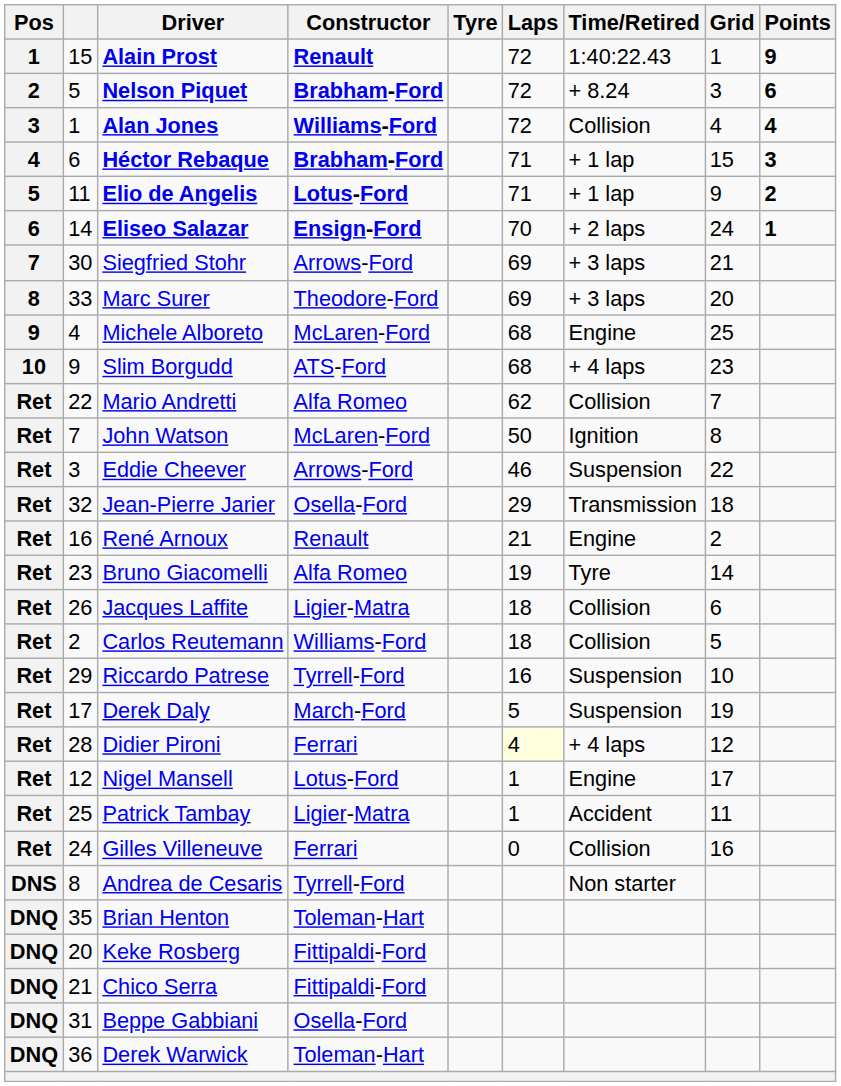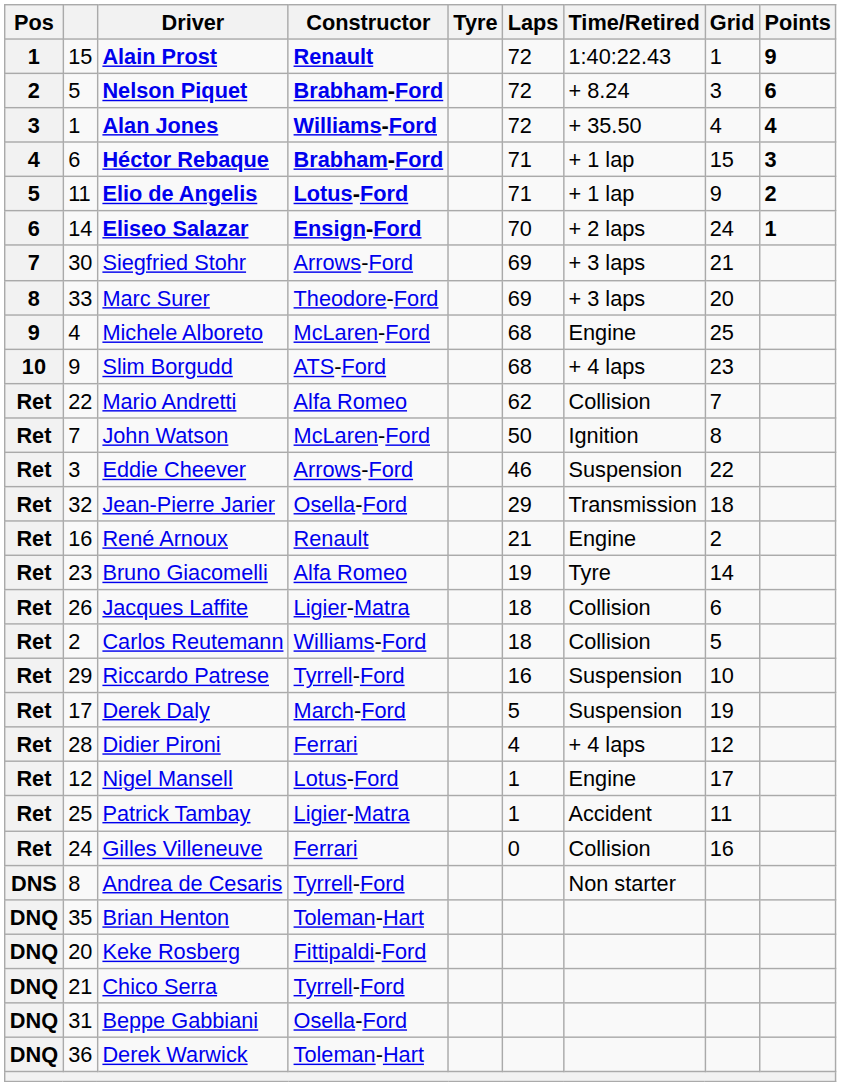(610, 125) Collision -> (605, 125) + 35.50
(514, 745) lightyellow background -> (514, 745) no background
(360, 986) Fittipaldi-Ford -> (349, 986) Tyrrell-Ford
